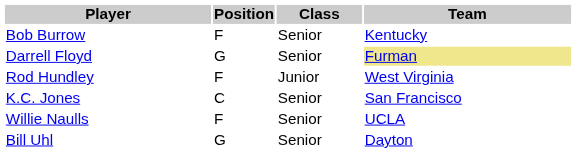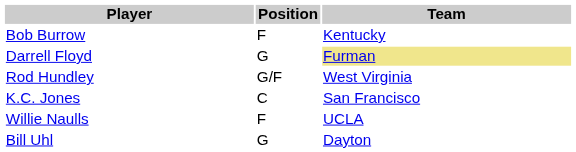- column: (319, 14)
(219, 77) F -> (269, 77) G/F
